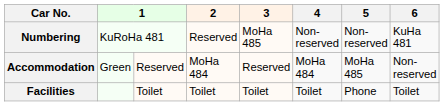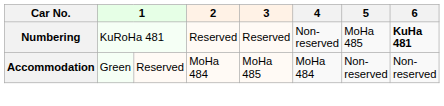(257, 37) MoHa 485 -> (266, 37) Reserved
(366, 37) Non-reserved -> (359, 37) MoHa 485
(407, 37) normal -> (408, 37) bold
(266, 67) Reserved -> (257, 67) MoHa 485
(359, 67) MoHa 485 -> (366, 67) Non-reserved
- row: (51, 91)
